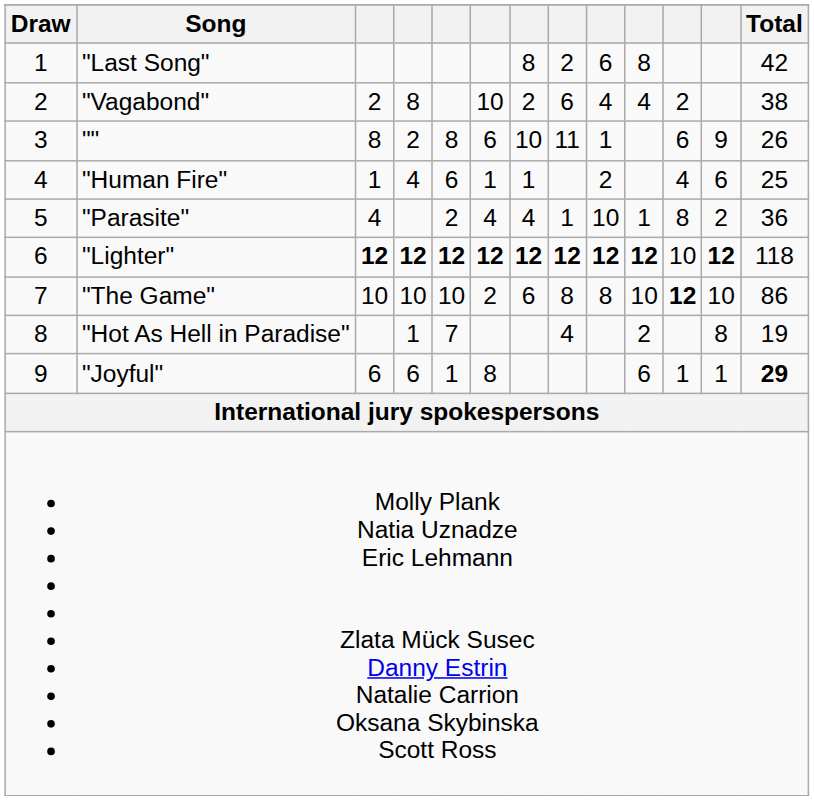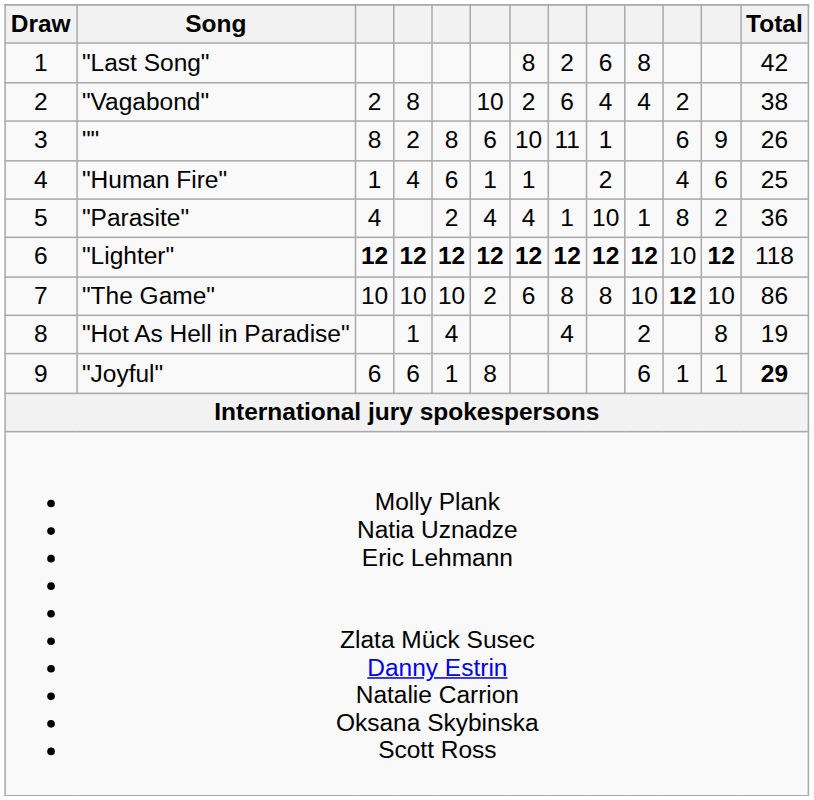(452, 334) 7 -> (452, 334) 4
